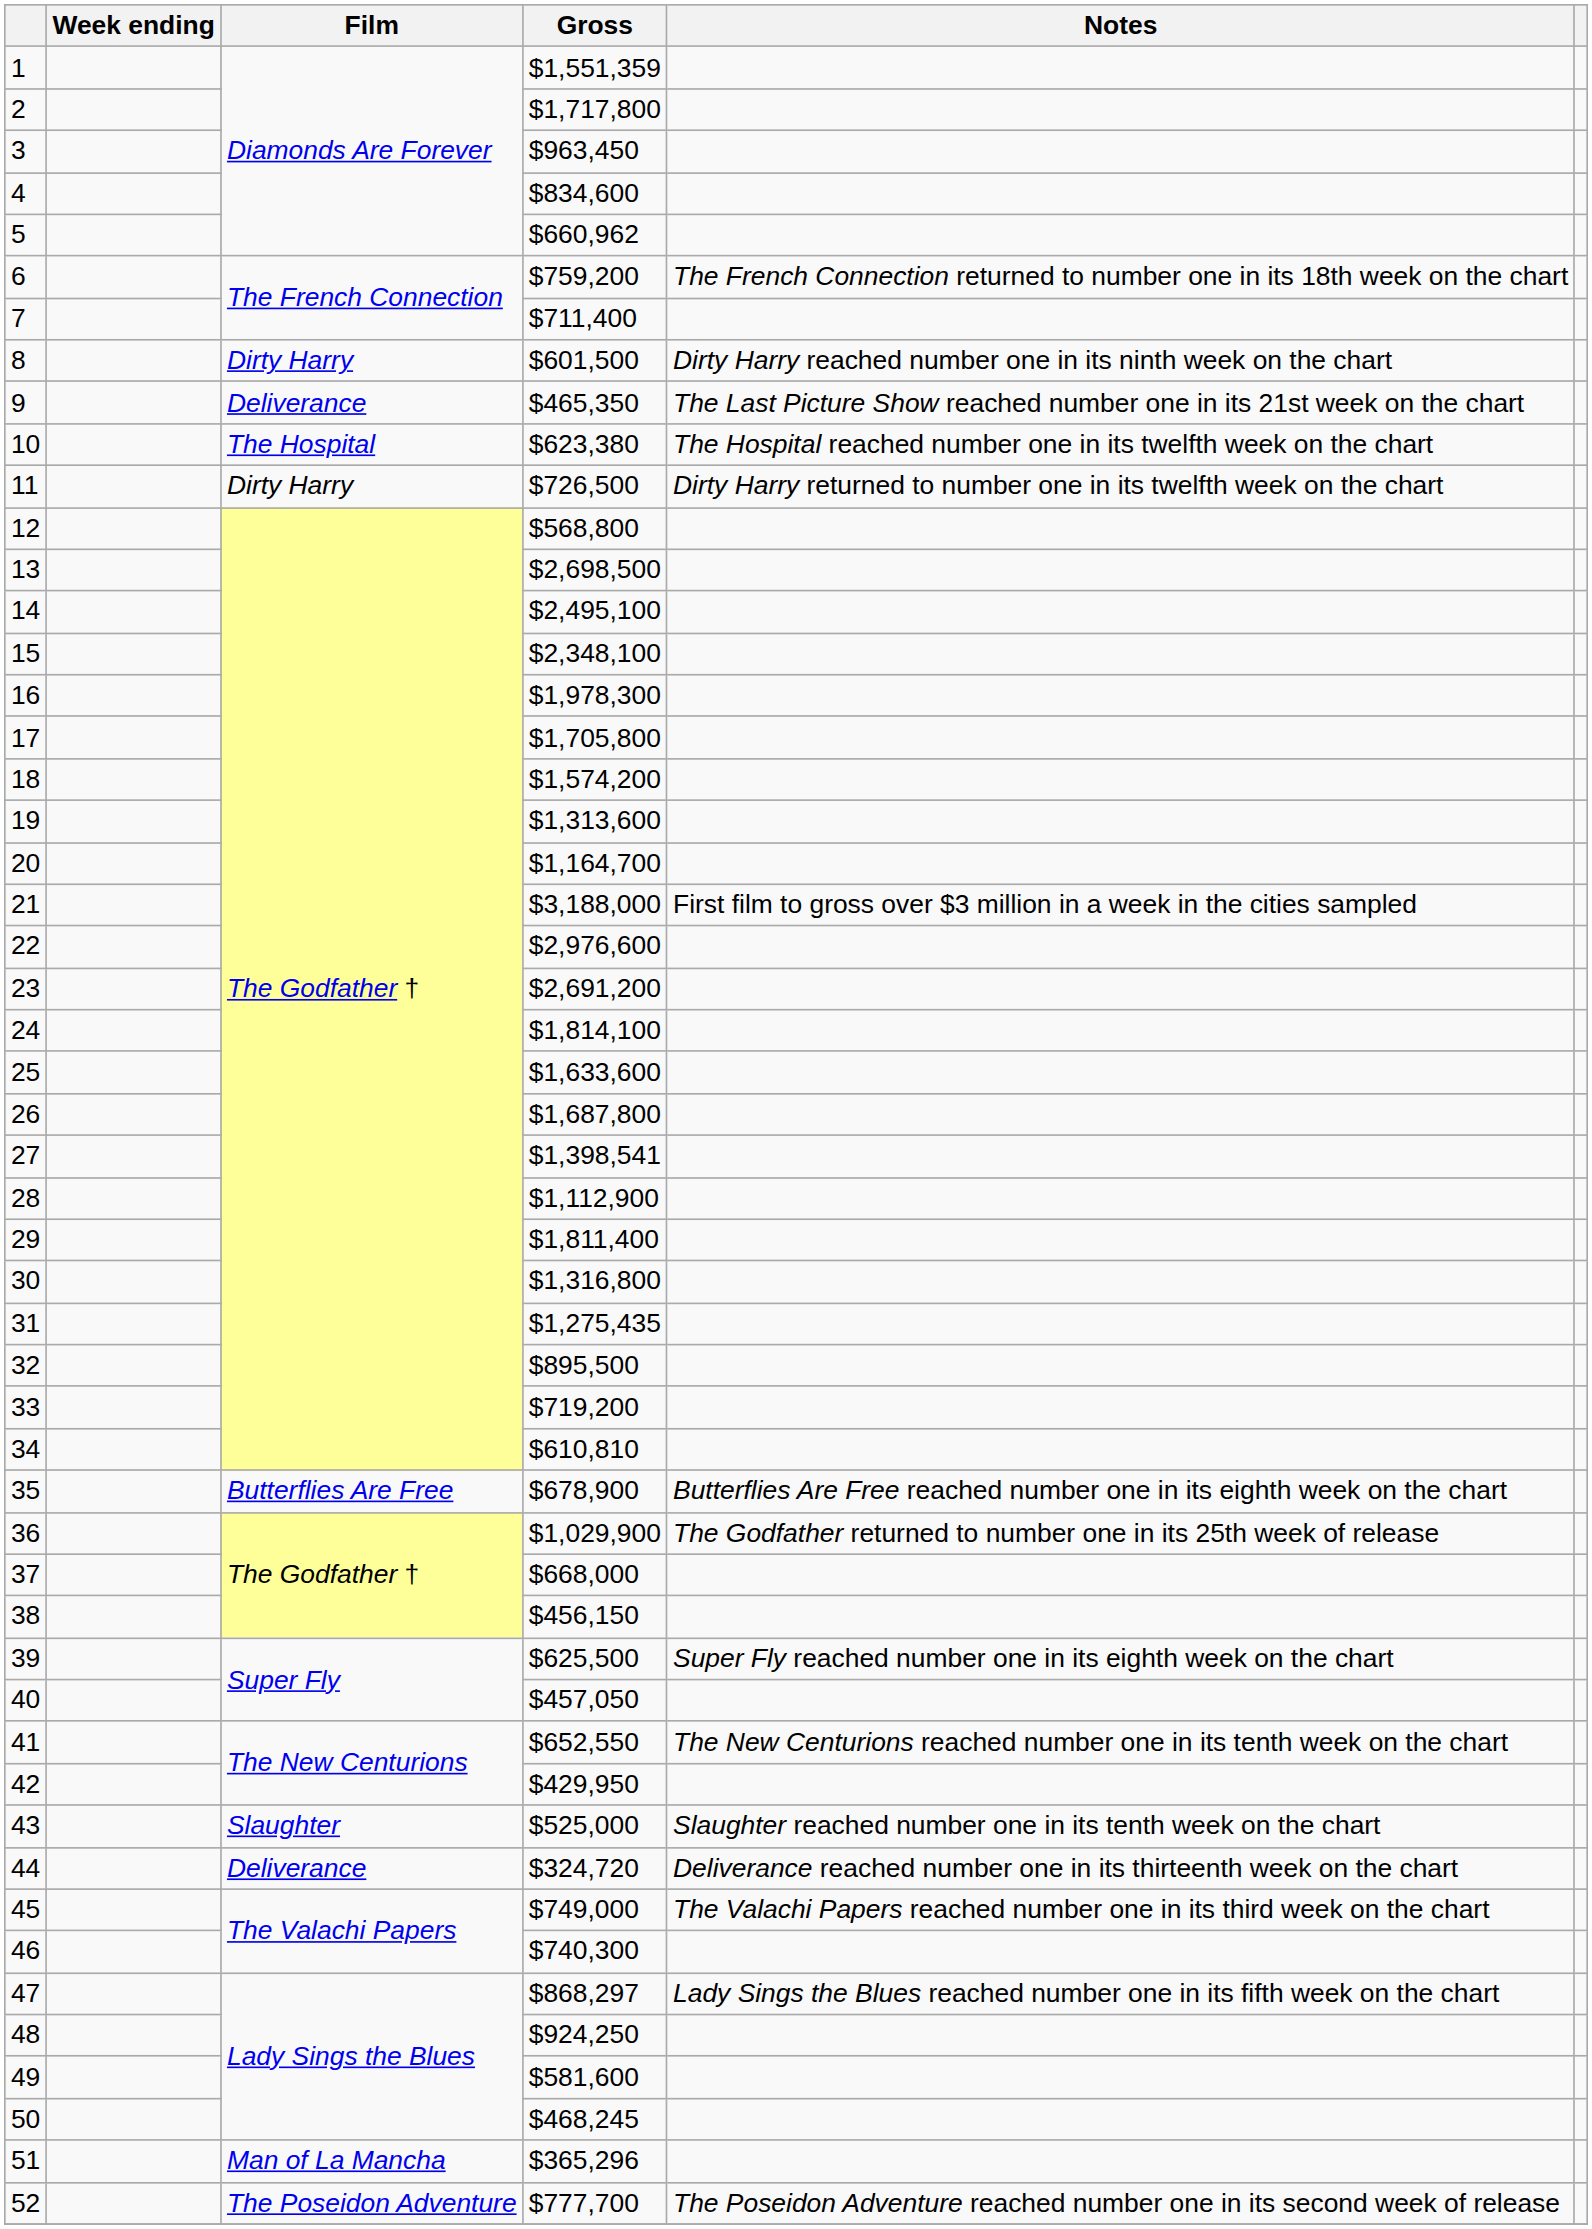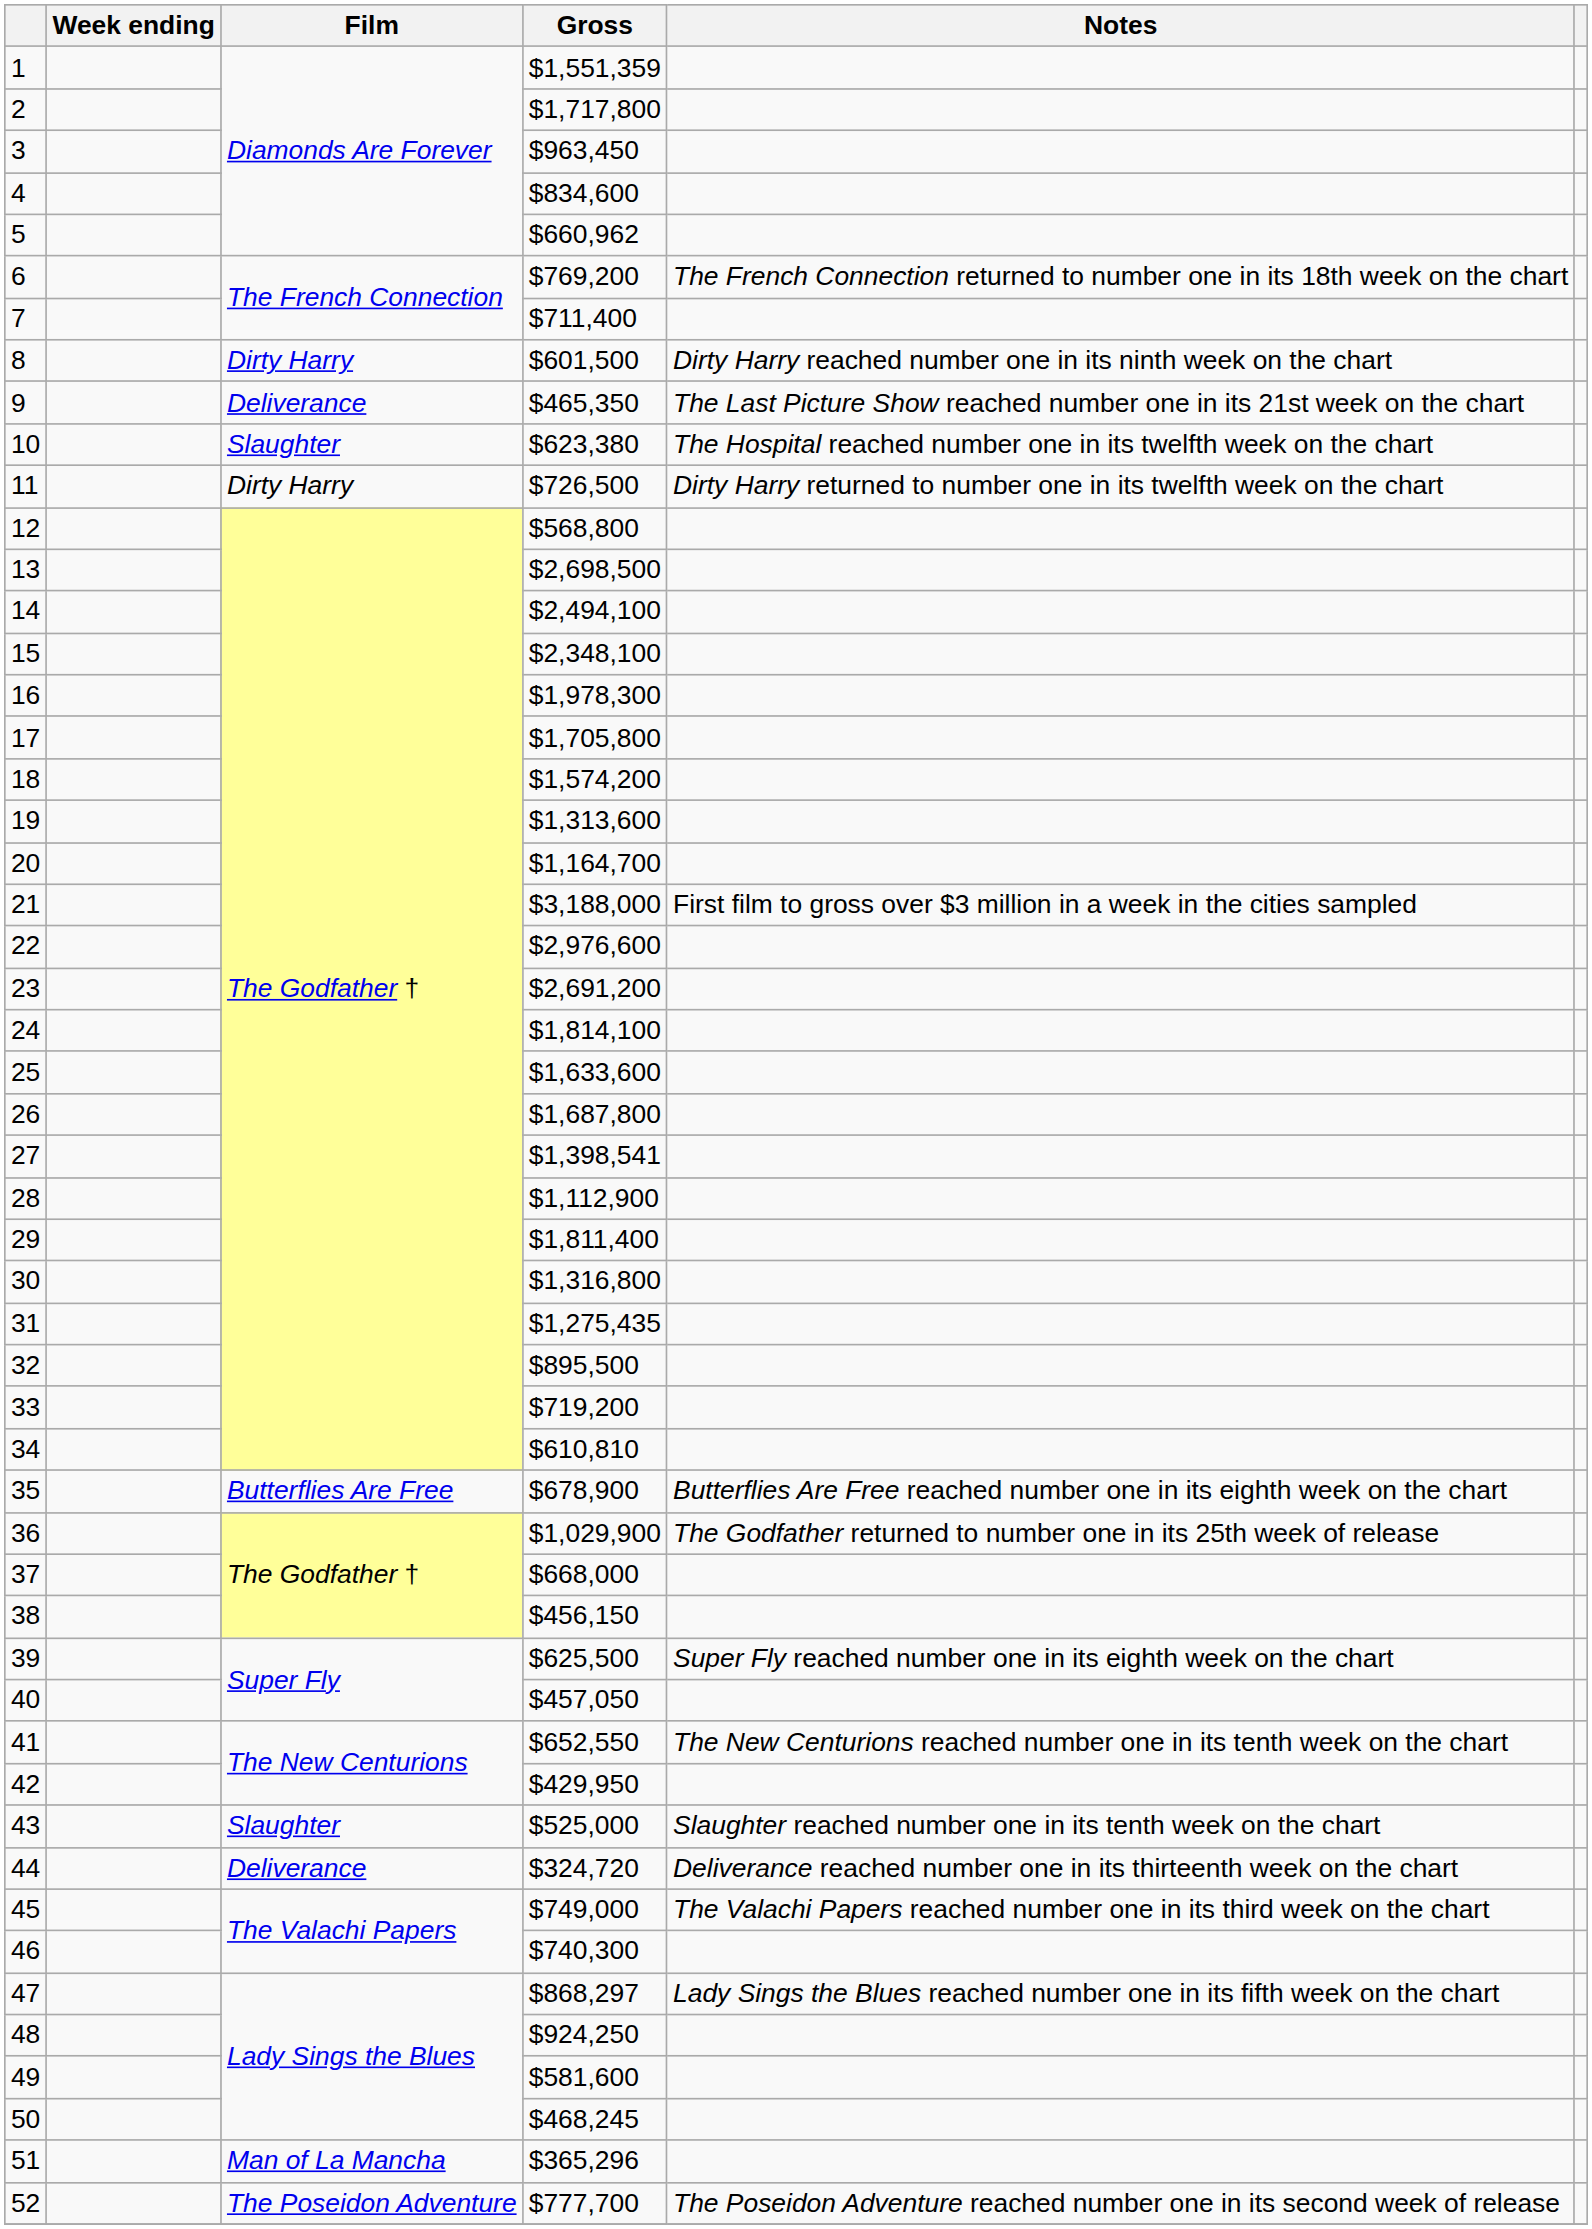(584, 276) $759,200 -> (584, 276) $769,200
(301, 444) The Hospital -> (283, 444) Slaughter
(595, 611) $2,495,100 -> (595, 611) $2,494,100
